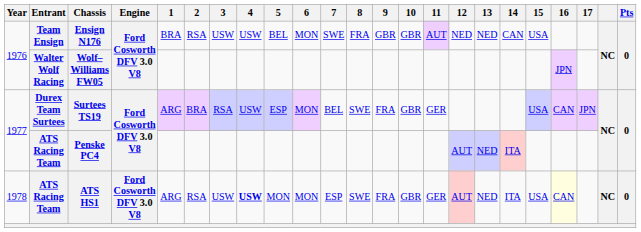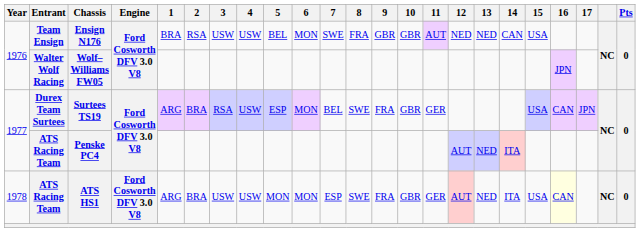(197, 197) RSA -> (197, 197) BRA
(250, 197) bold -> (250, 197) normal
